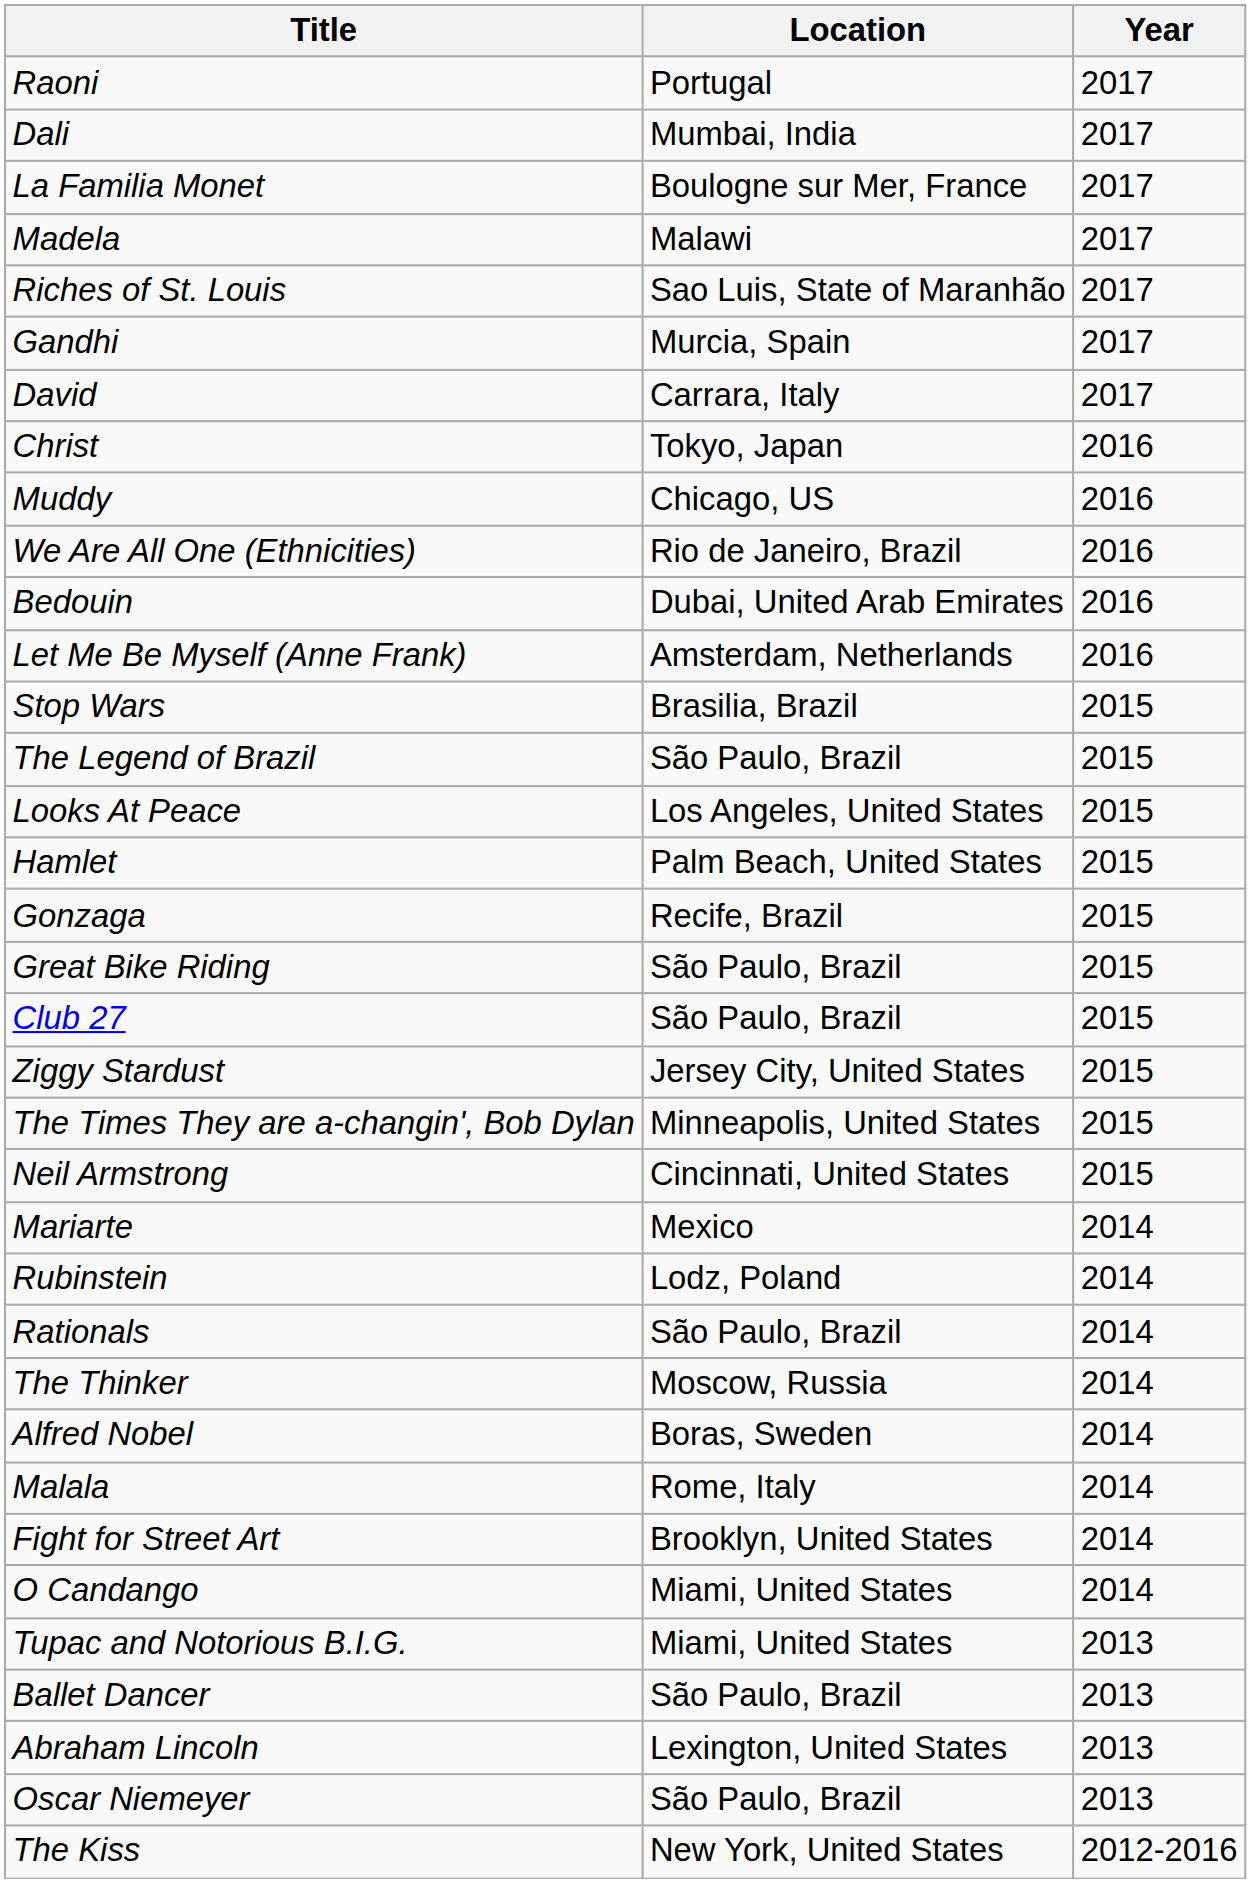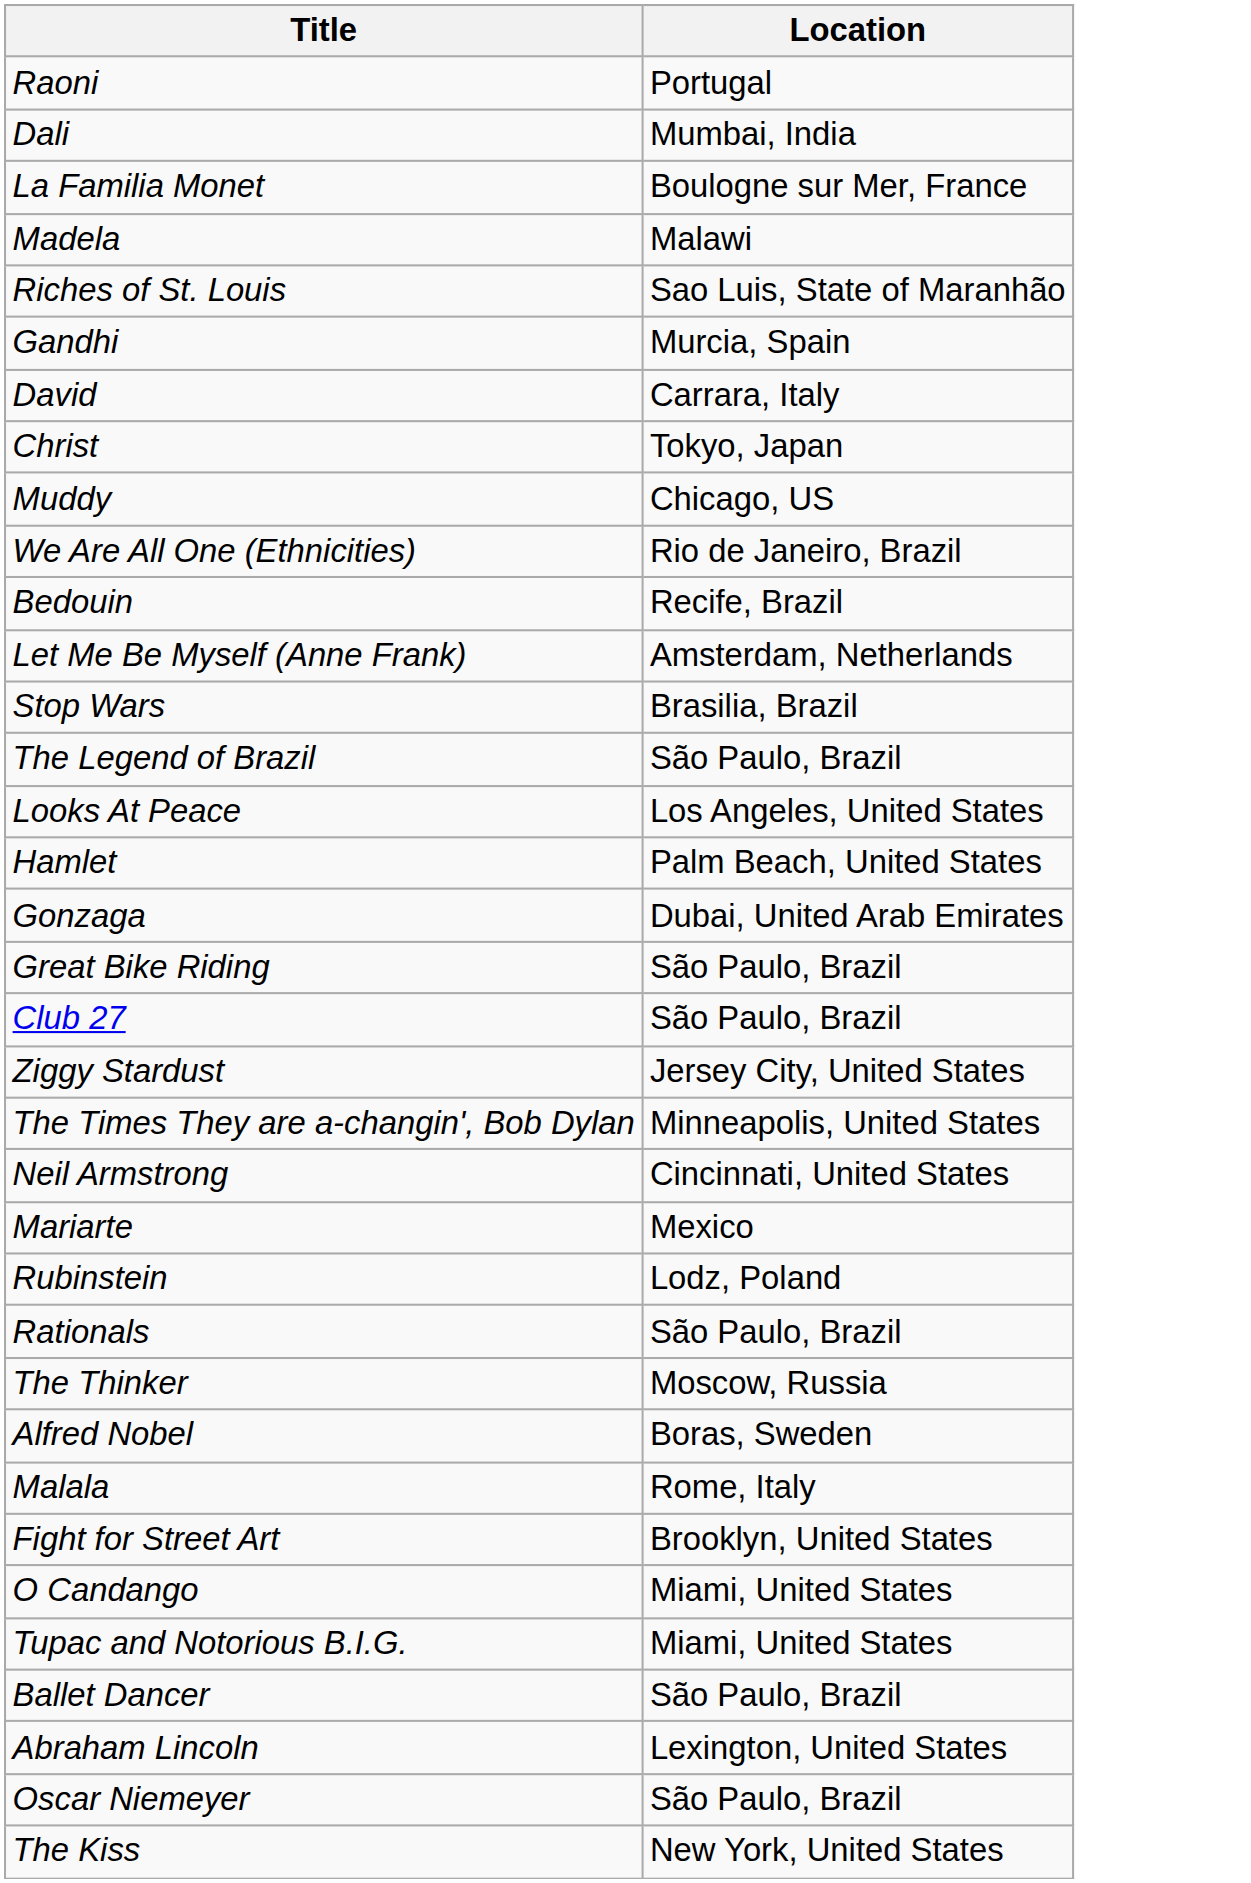- column: (1159, 30)
(857, 602) Dubai, United Arab Emirates -> (746, 602) Recife, Brazil
(746, 914) Recife, Brazil -> (857, 914) Dubai, United Arab Emirates
